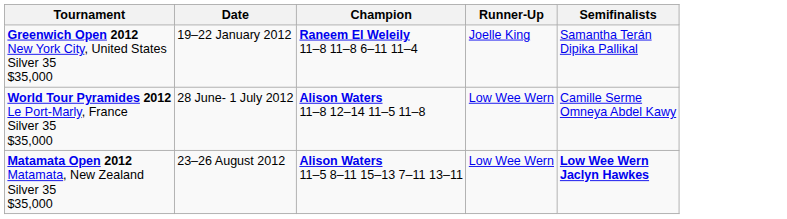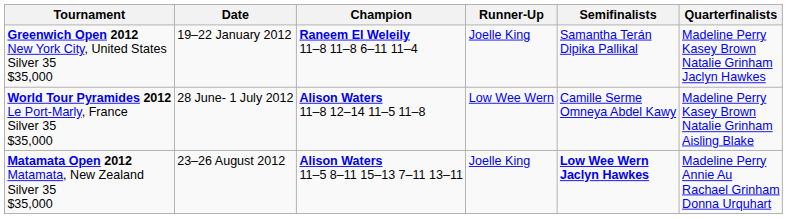+ column: (731, 15)
(511, 160) Low Wee Wern -> (499, 160) Joelle King
